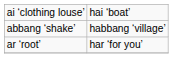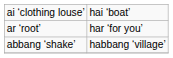rows swapped: (24, 45) <-> (41, 28)
